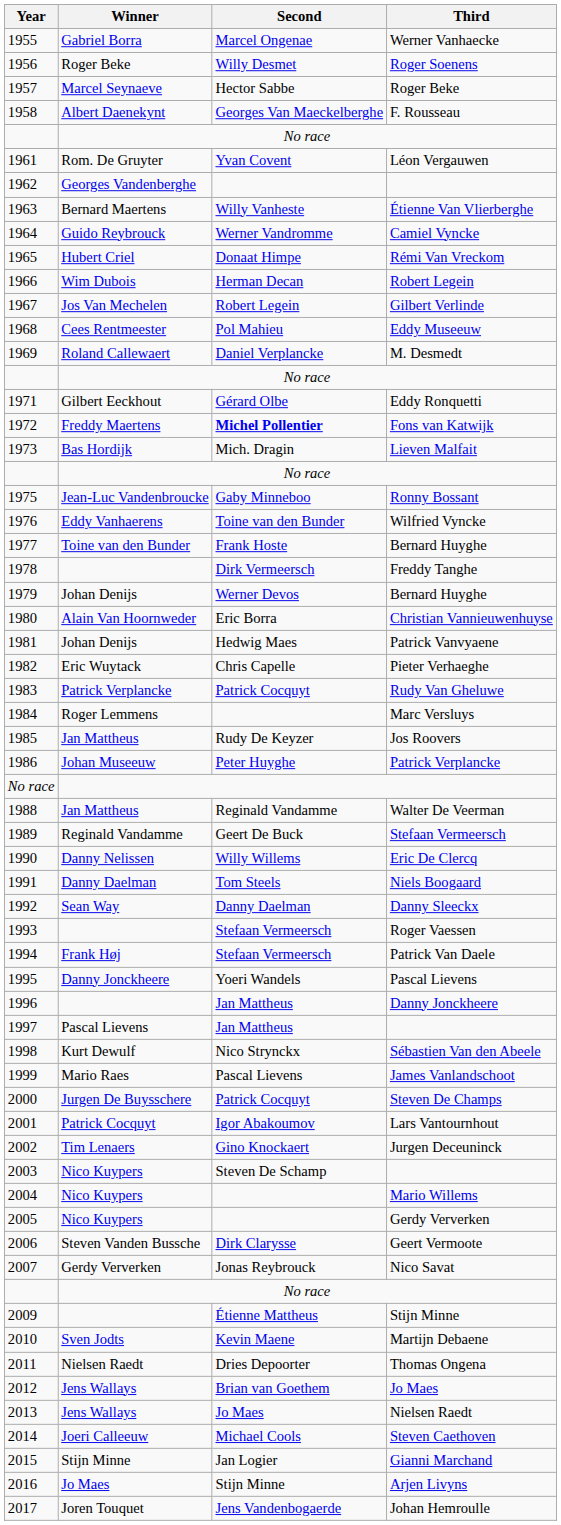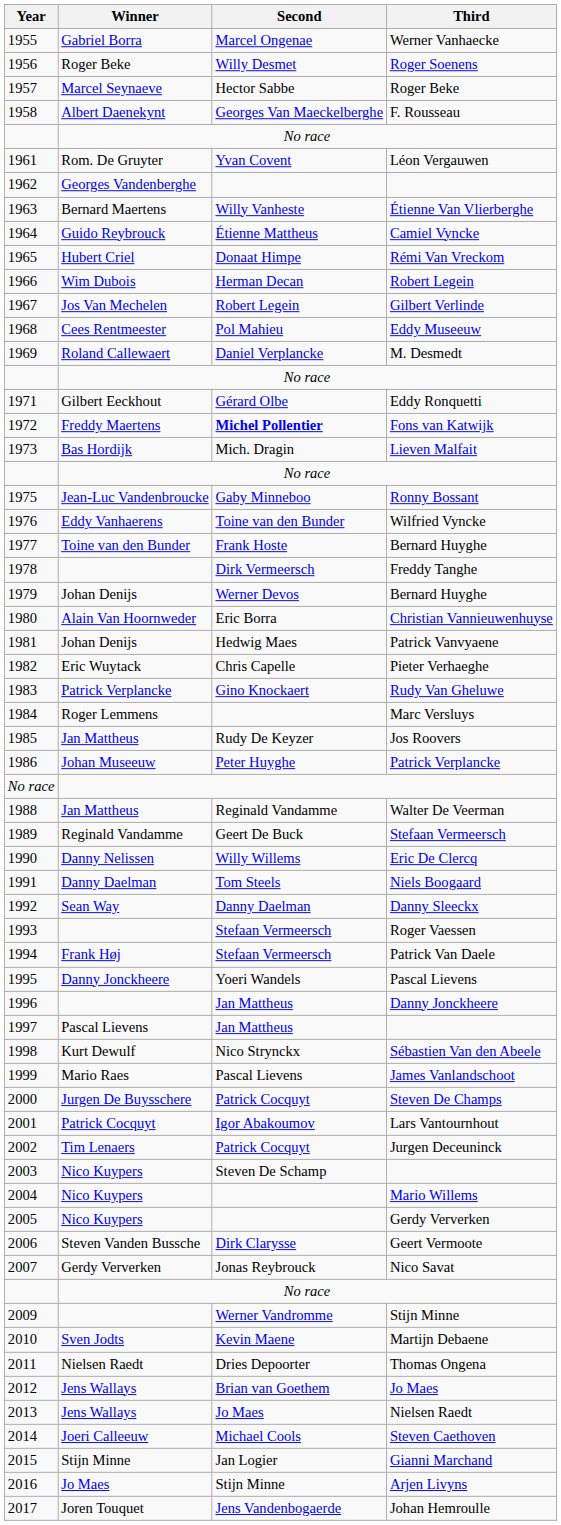(274, 233) Werner Vandromme -> (267, 233) Étienne Mattheus
(263, 690) Patrick Cocquyt -> (262, 690) Gino Knockaert
(262, 1147) Gino Knockaert -> (263, 1147) Patrick Cocquyt
(267, 1315) Étienne Mattheus -> (274, 1315) Werner Vandromme
